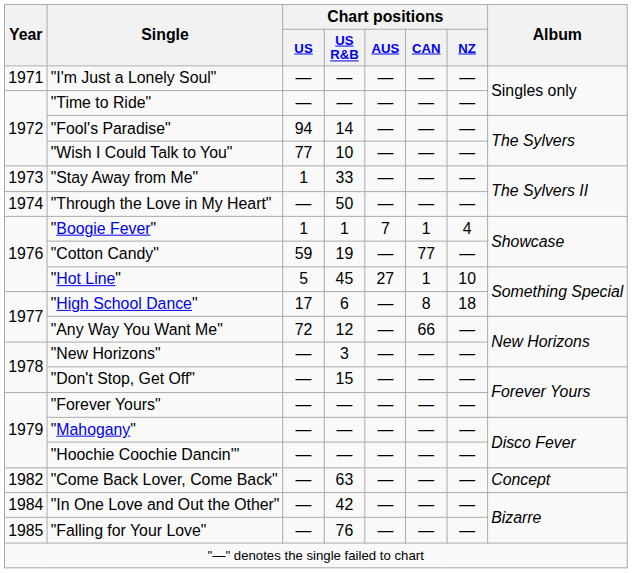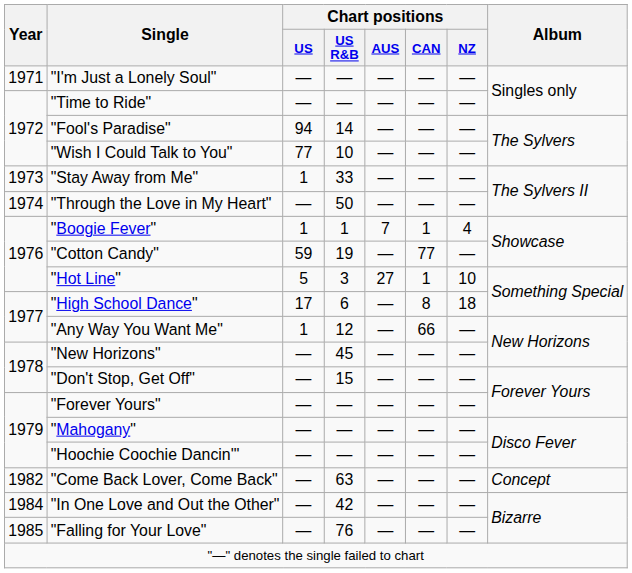(344, 279) 45 -> (344, 279) 3
(304, 329) 72 -> (304, 329) 1
(344, 354) 3 -> (344, 354) 45
